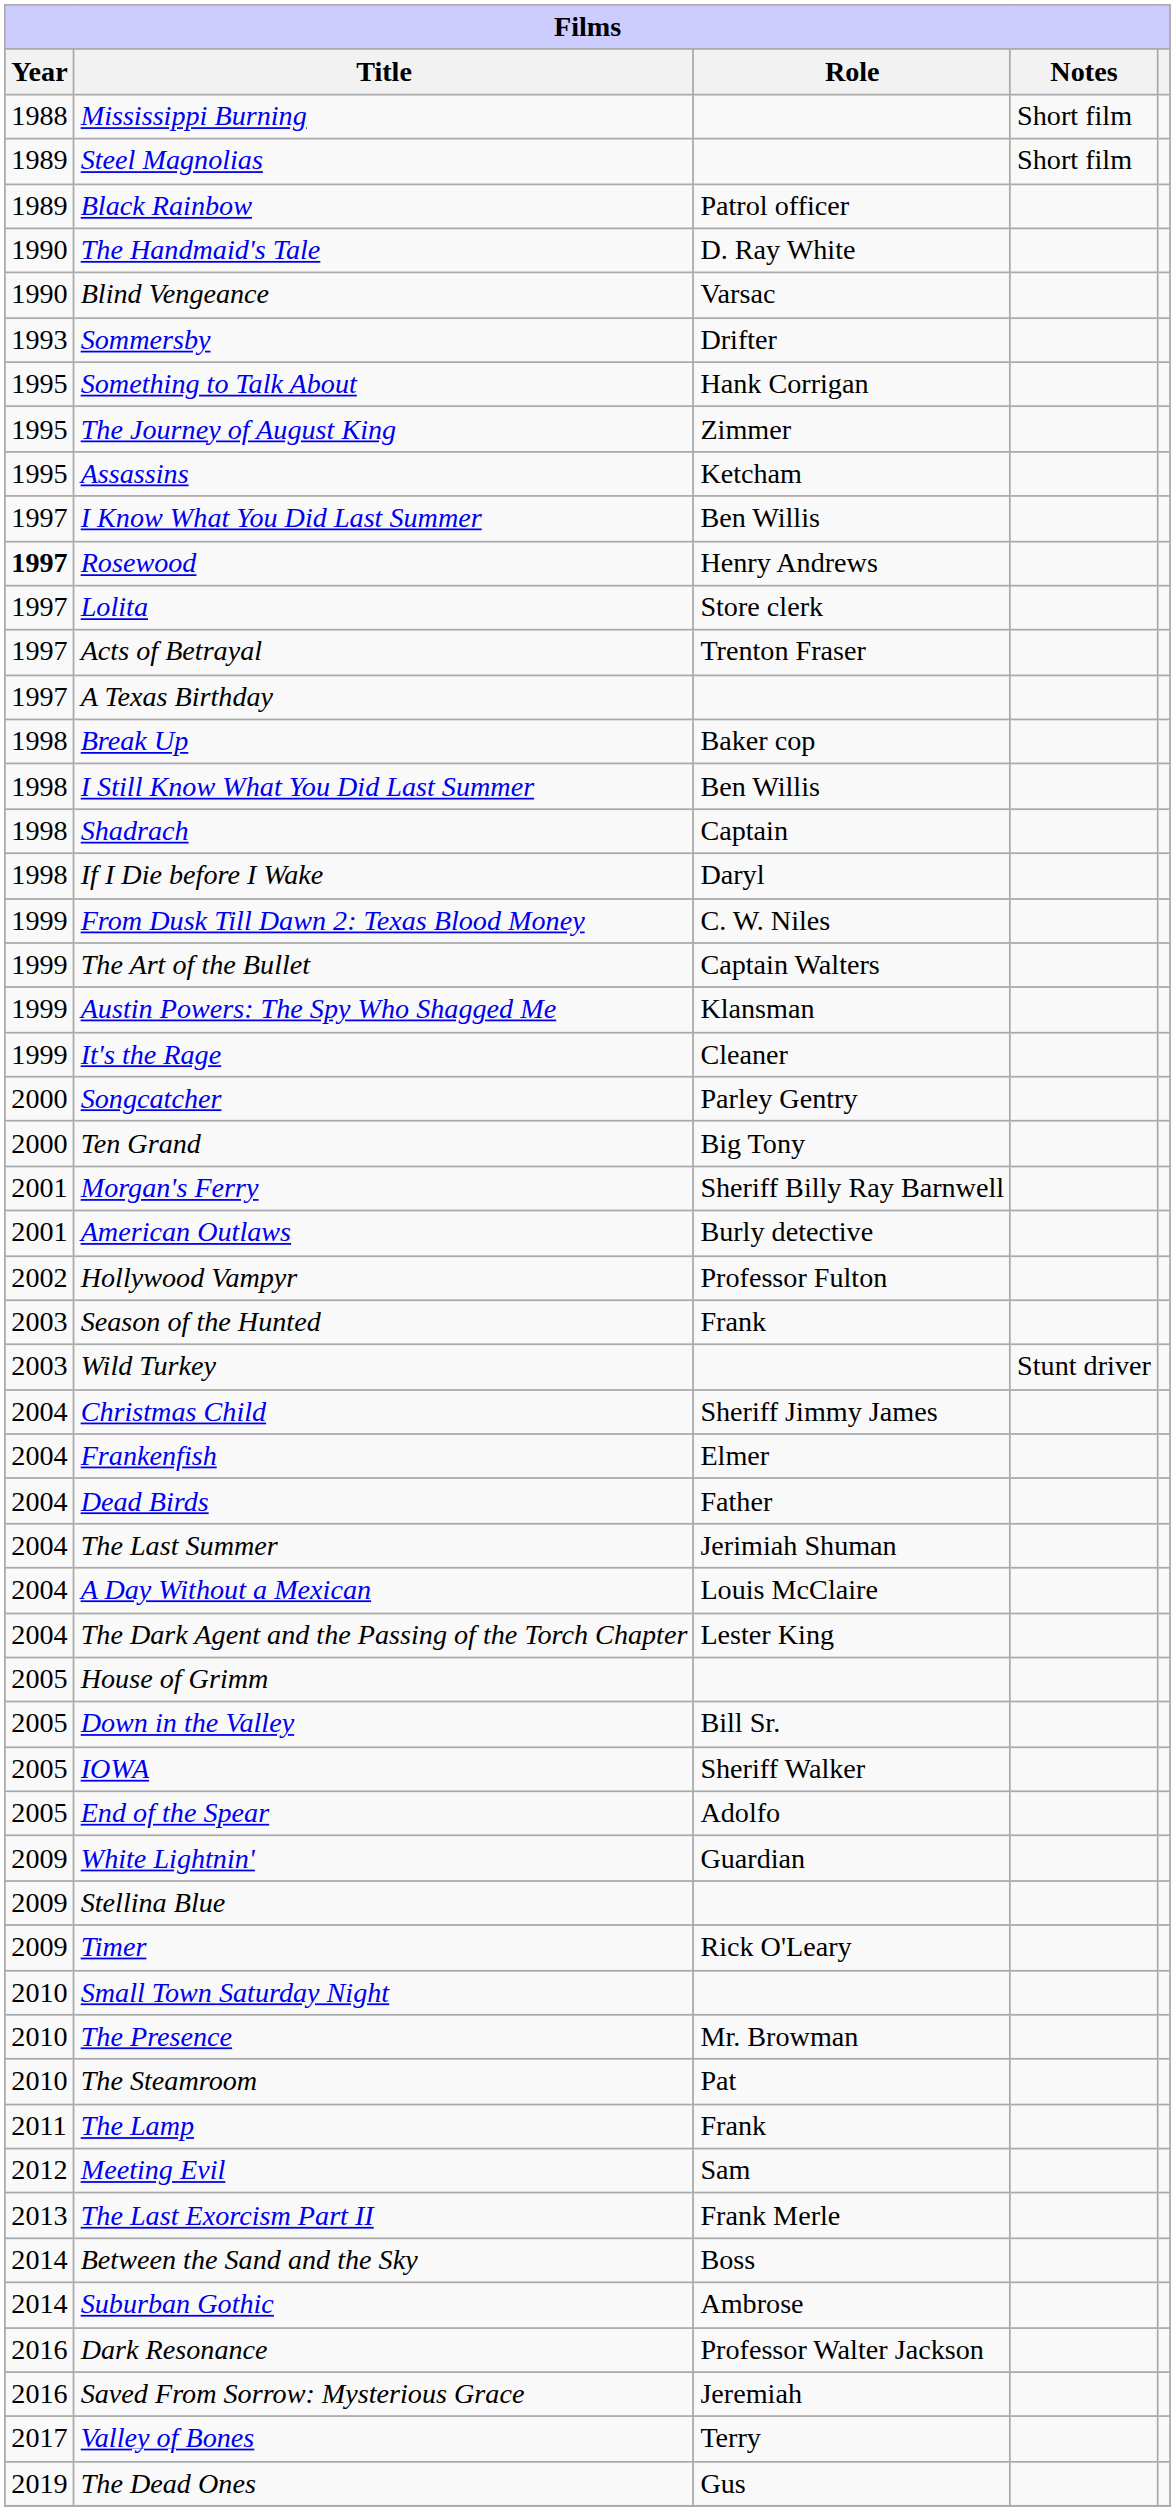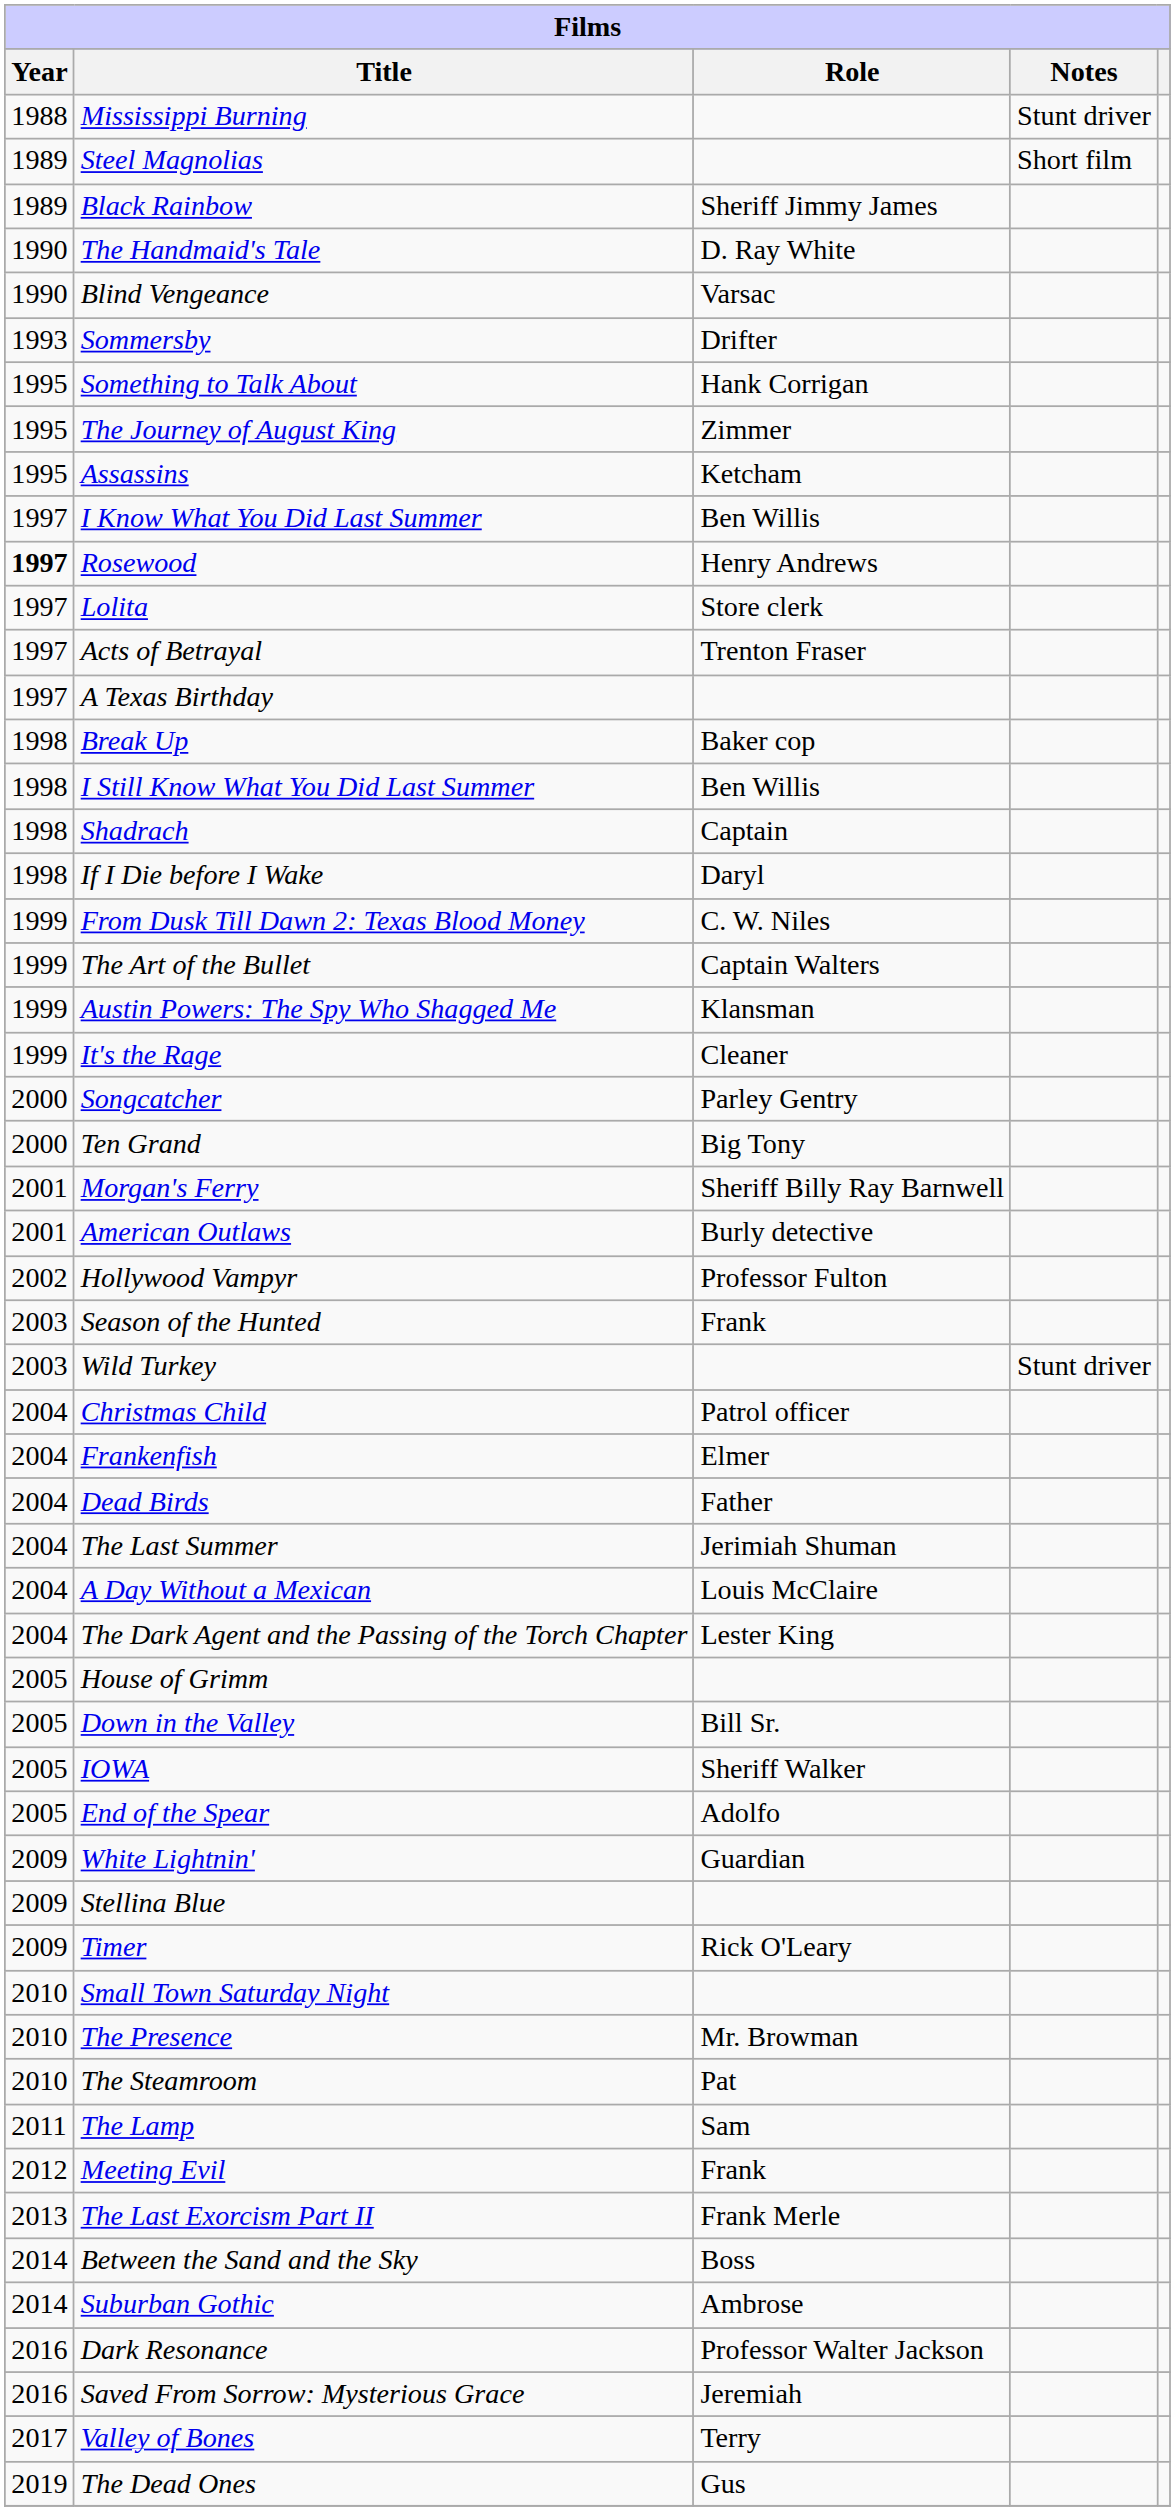(1075, 116) Short film -> (1084, 116) Stunt driver
(775, 205) Patrol officer -> (819, 205) Sheriff Jimmy James
(819, 1411) Sheriff Jimmy James -> (775, 1411) Patrol officer
(733, 2125) Frank -> (725, 2125) Sam
(725, 2170) Sam -> (733, 2170) Frank
